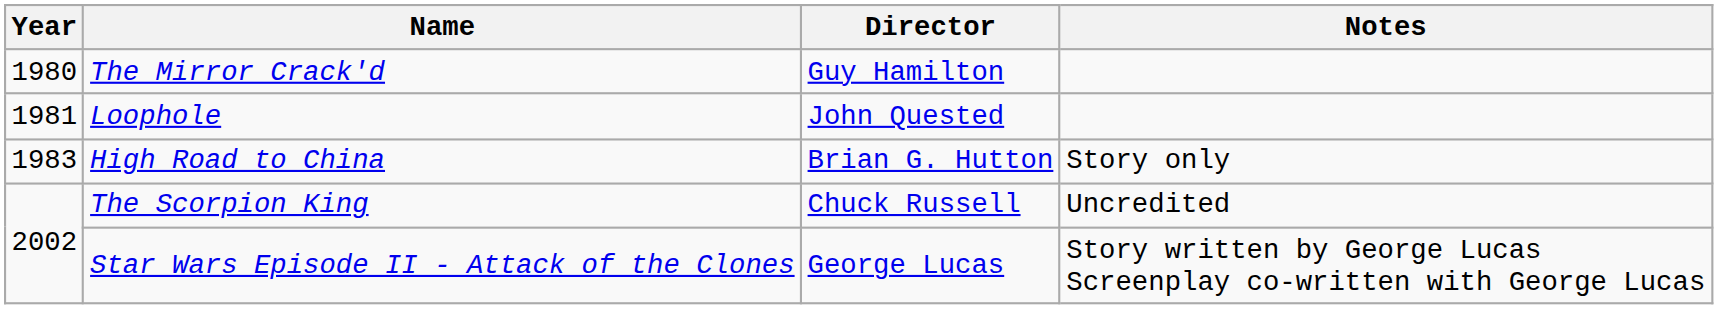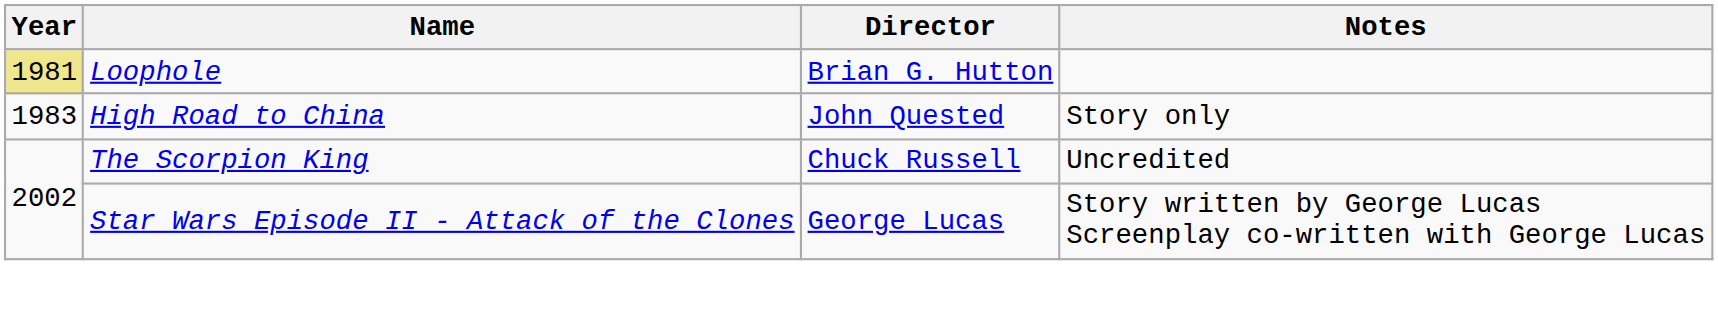- row: (238, 72)
(44, 116) no background -> (44, 72) khaki background
(906, 116) John Quested -> (930, 72) Brian G. Hutton
(930, 161) Brian G. Hutton -> (906, 116) John Quested
